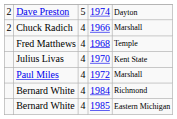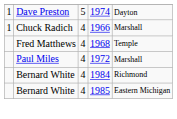(9, 12) 2 -> (9, 12) 1
(9, 28) 2 -> (9, 28) 1
- row: (100, 59)
